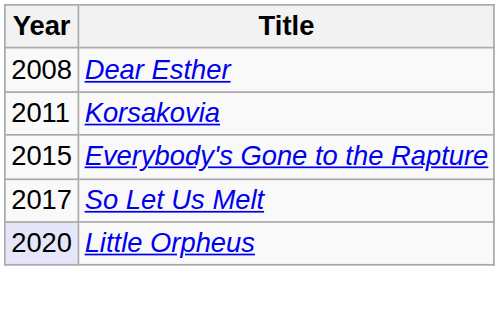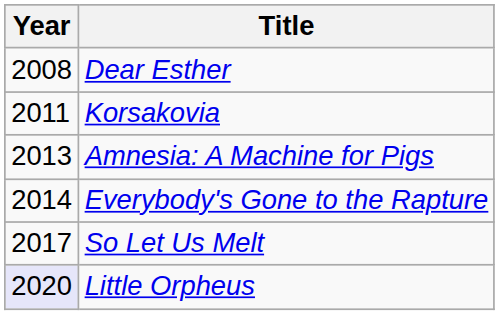+ row: (259, 156)
(42, 156) 2015 -> (42, 199) 2014
